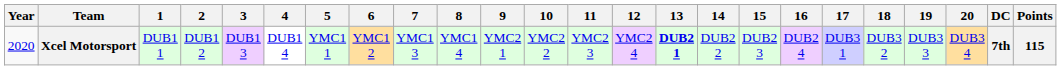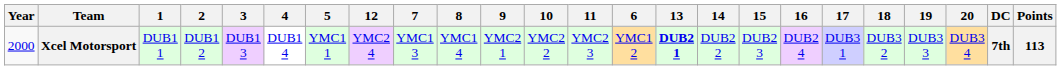columns swapped: (371, 15) <-> (634, 15)
(21, 45) 2020 -> (21, 45) 2000
(1035, 45) 115 -> (1035, 45) 113
